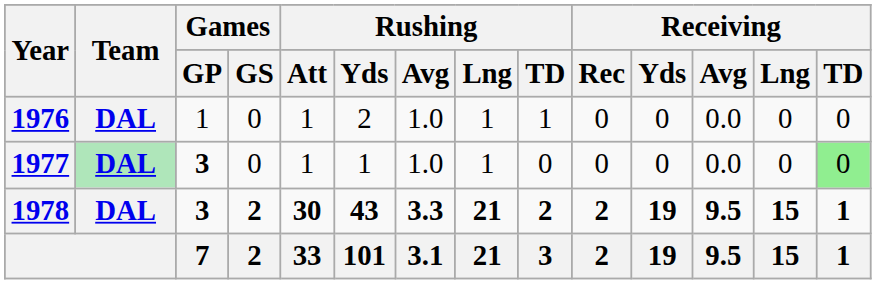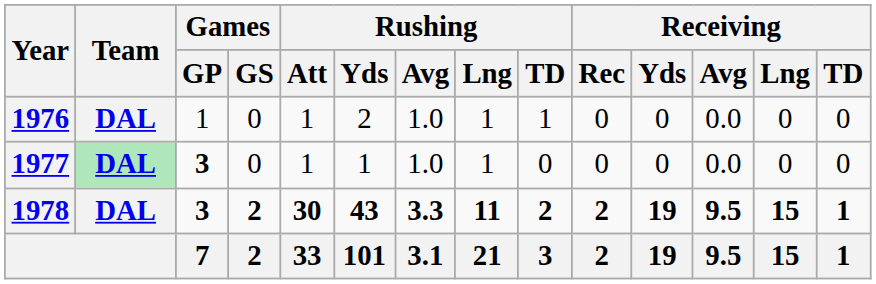(843, 164) lightgreen background -> (843, 164) no background
(487, 210) 21 -> (487, 210) 11
